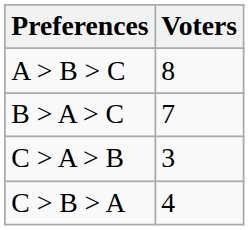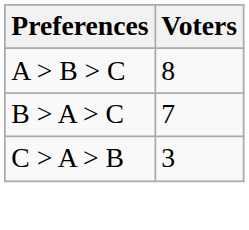- row: (68, 202)
